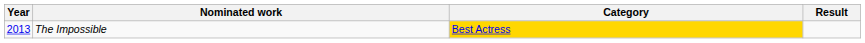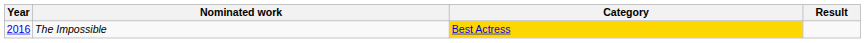(19, 29) 2013 -> (19, 29) 2016
